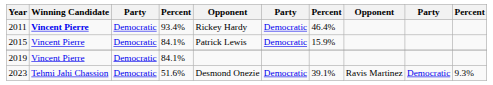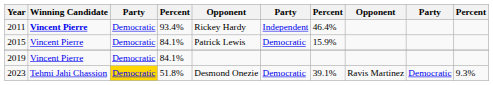(285, 27) Democratic -> (285, 27) Independent
(135, 73) no background -> (134, 73) gold background
(173, 73) 51.6% -> (172, 73) 51.8%
